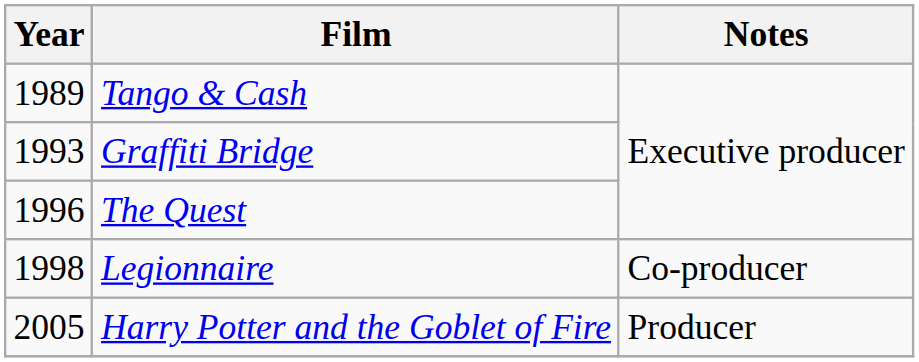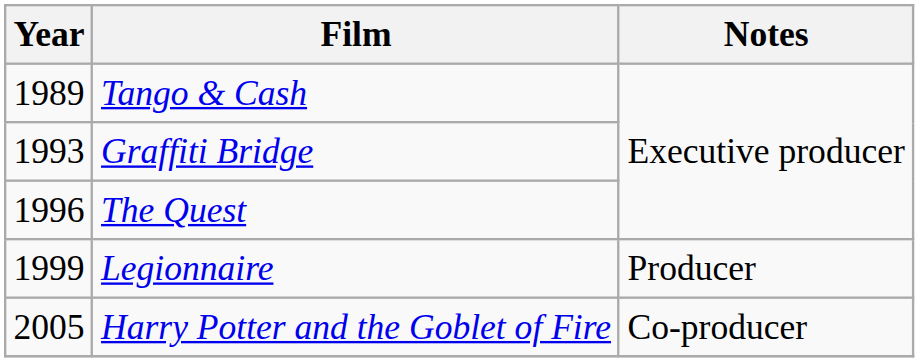(49, 268) 1998 -> (49, 268) 1999
(717, 268) Co-producer -> (692, 268) Producer
(692, 327) Producer -> (717, 327) Co-producer
